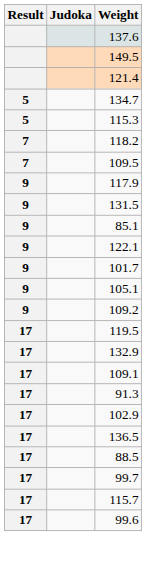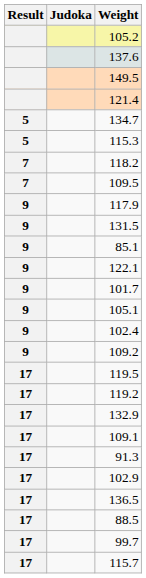+ row: (124, 36)
+ row: (124, 330)
+ row: (124, 394)
- row: (127, 520)
